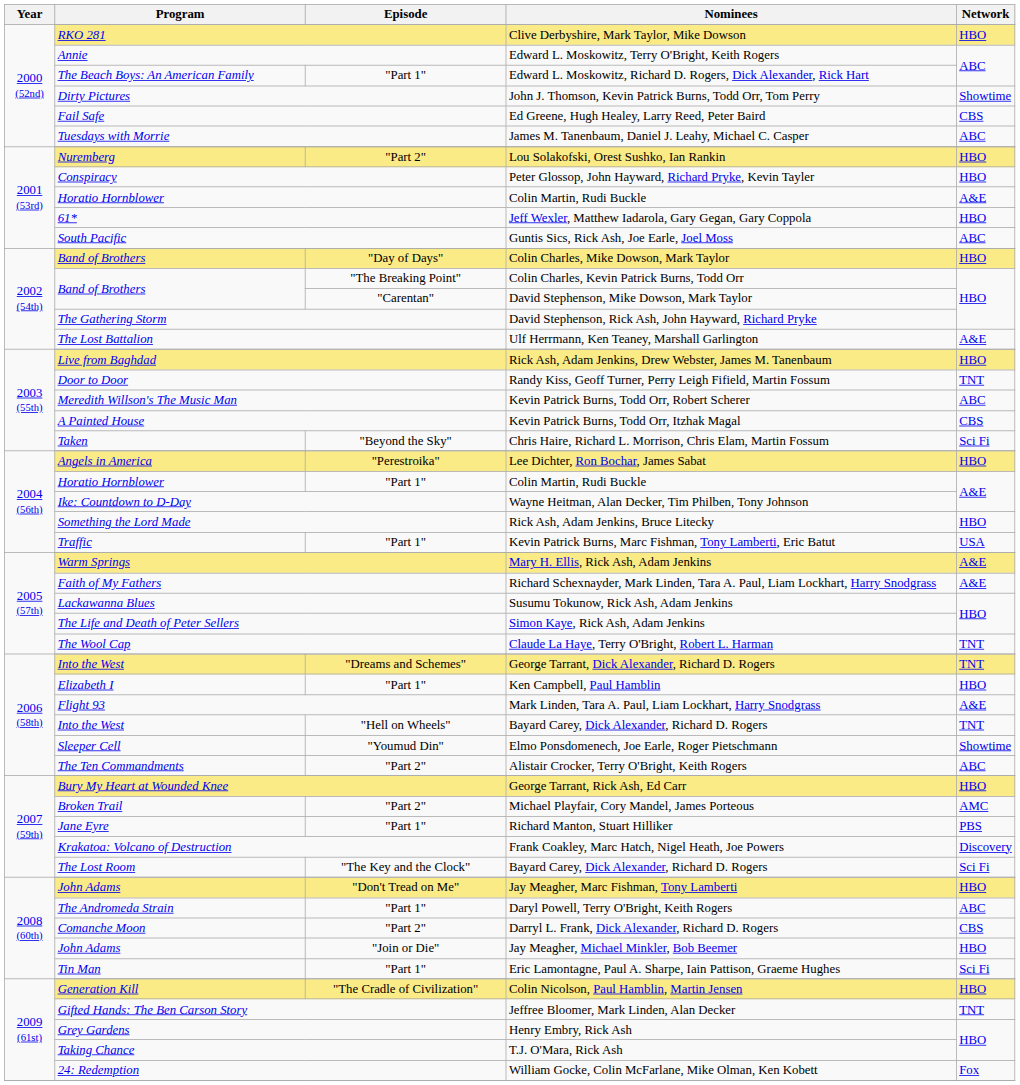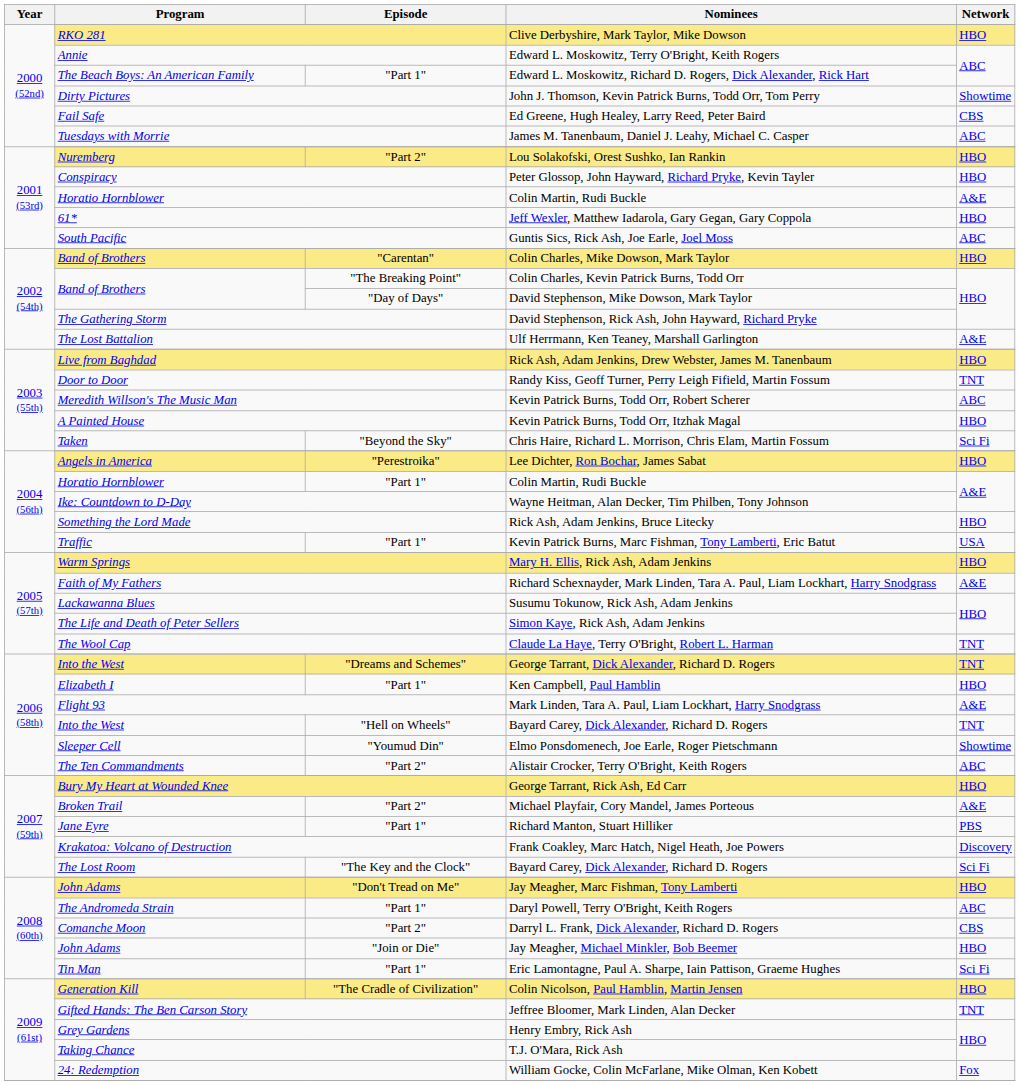(406, 258) "Day of Days" -> (406, 258) "Carentan"
(406, 298) "Carentan" -> (406, 298) "Day of Days"
(971, 420) CBS -> (973, 420) HBO
(973, 562) A&E -> (973, 562) HBO
(974, 806) AMC -> (973, 806) A&E
